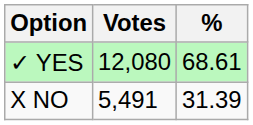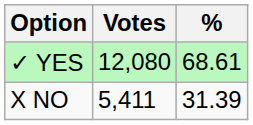(128, 100) 5,491 -> (127, 100) 5,411
